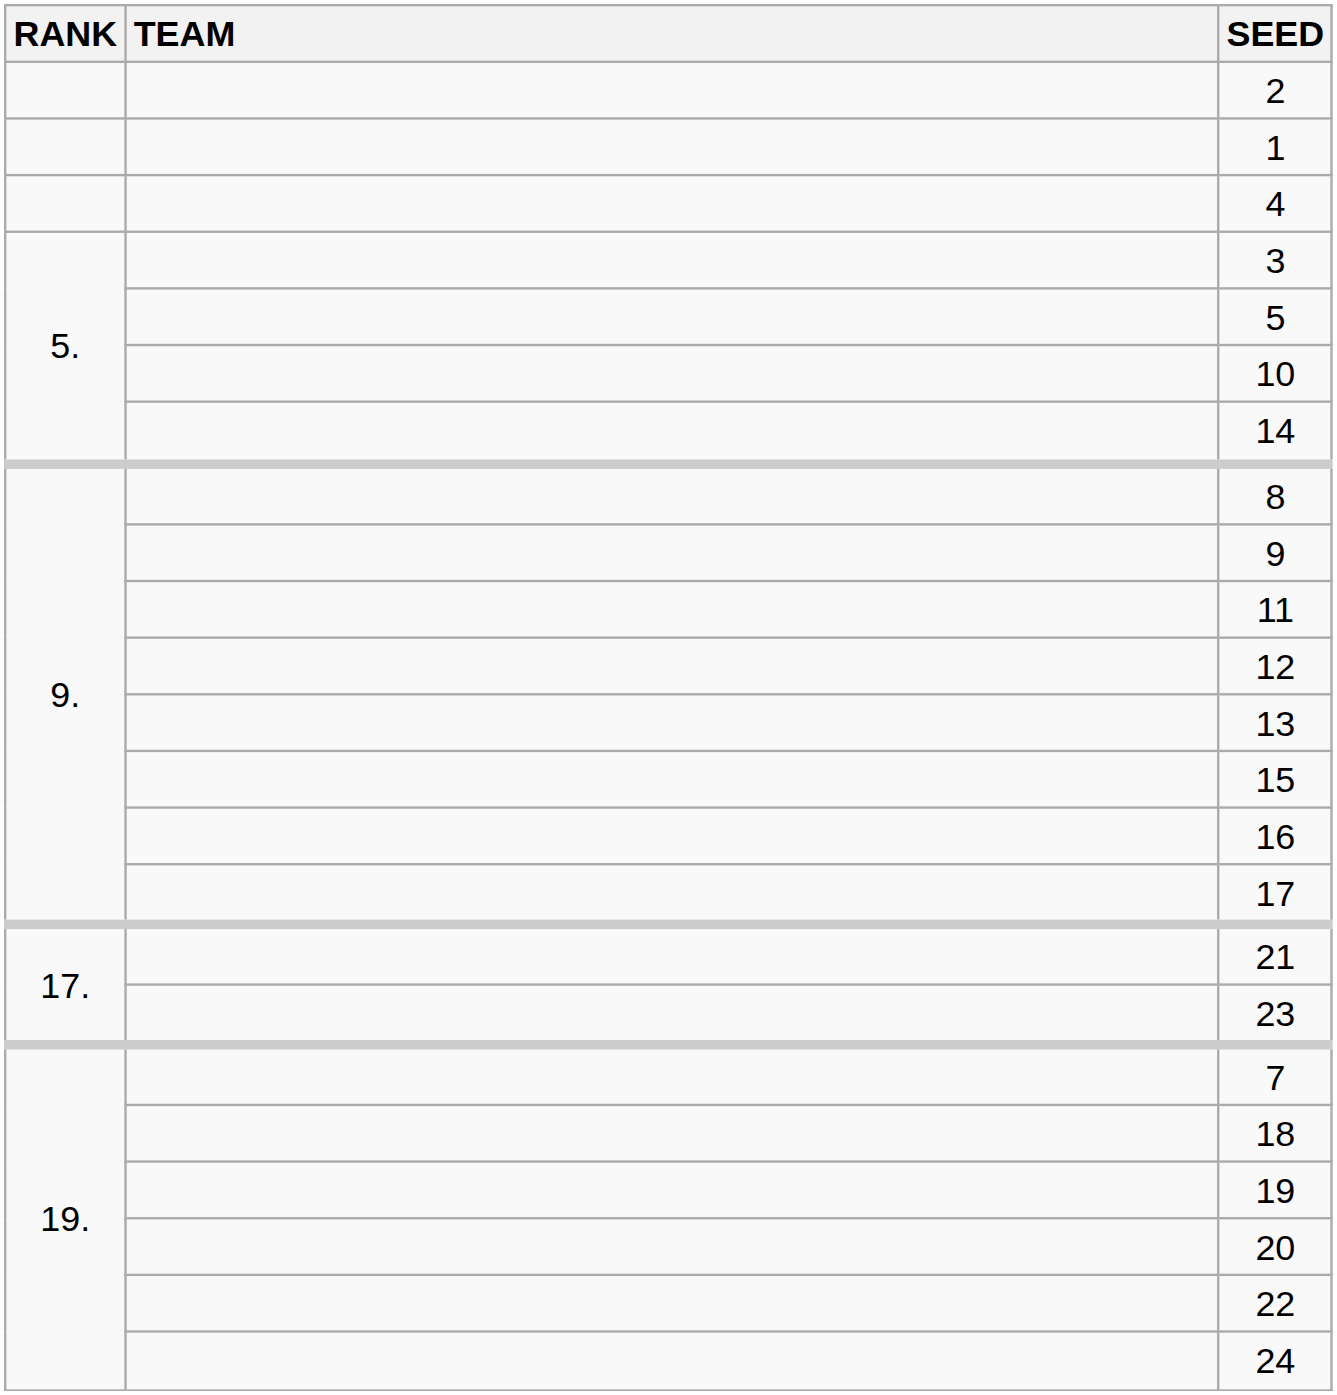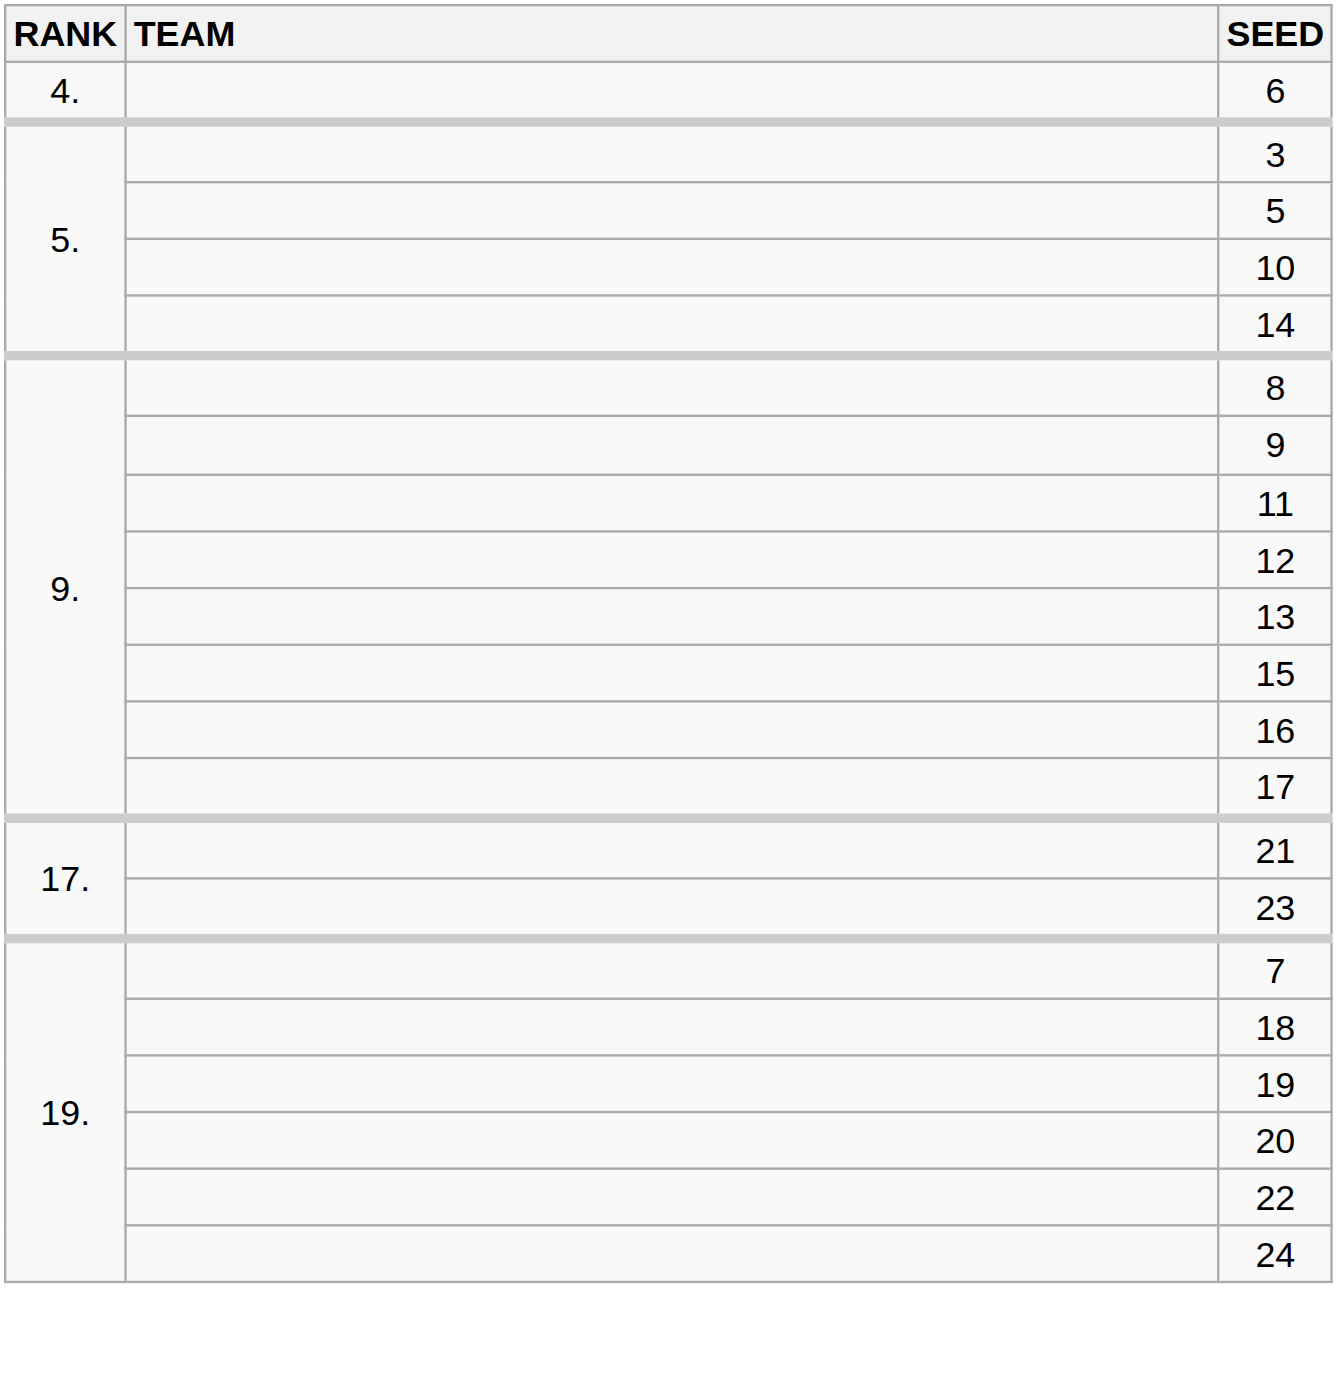- row: (1275, 91)
- row: (1275, 147)
- row: (1275, 204)
+ row: (1275, 91)
